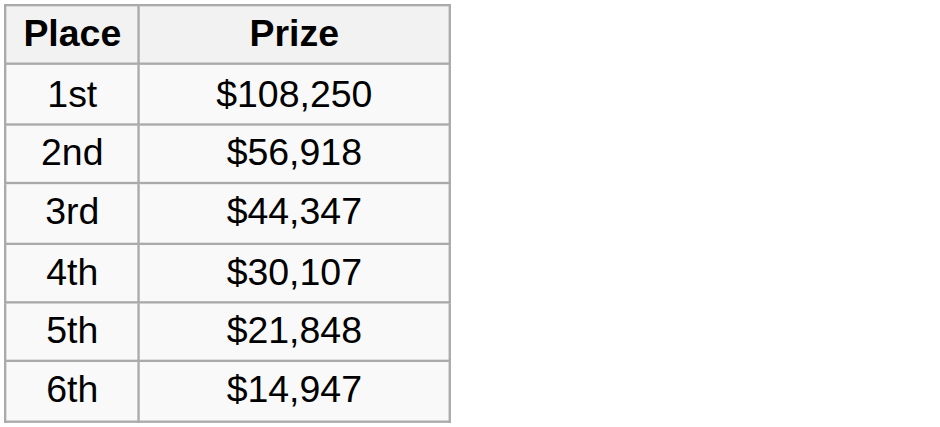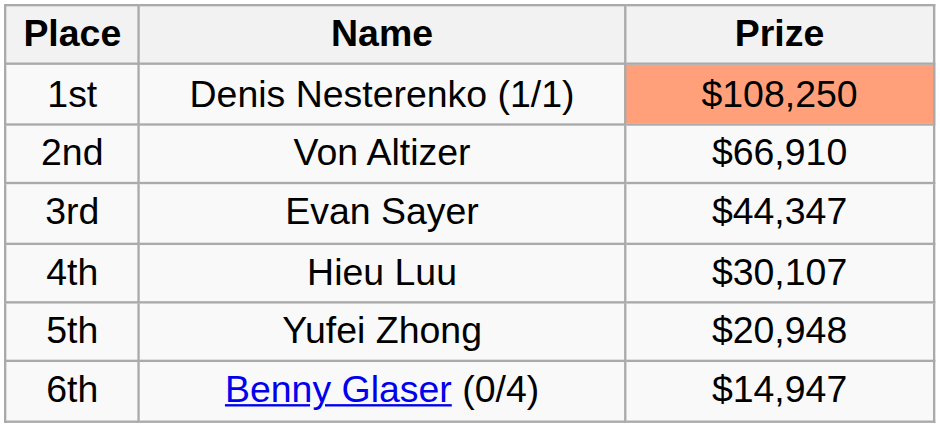+ column: (382, 34)
(294, 93) no background -> (780, 93) lightsalmon background
(294, 152) $56,918 -> (780, 152) $66,910
(294, 331) $21,848 -> (780, 331) $20,948
